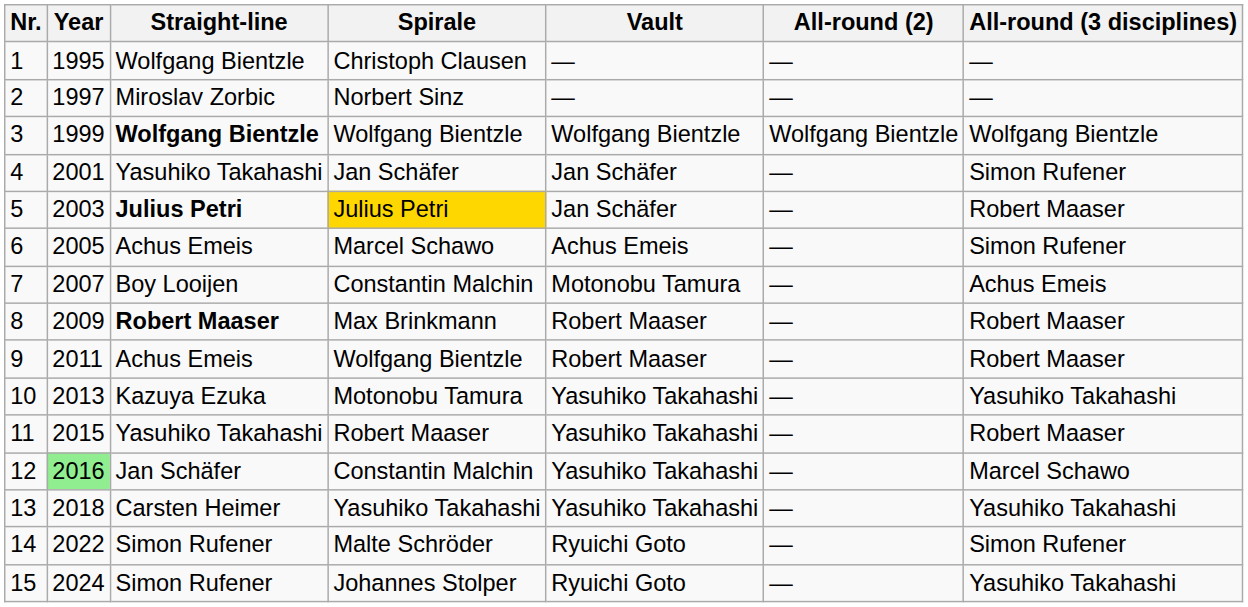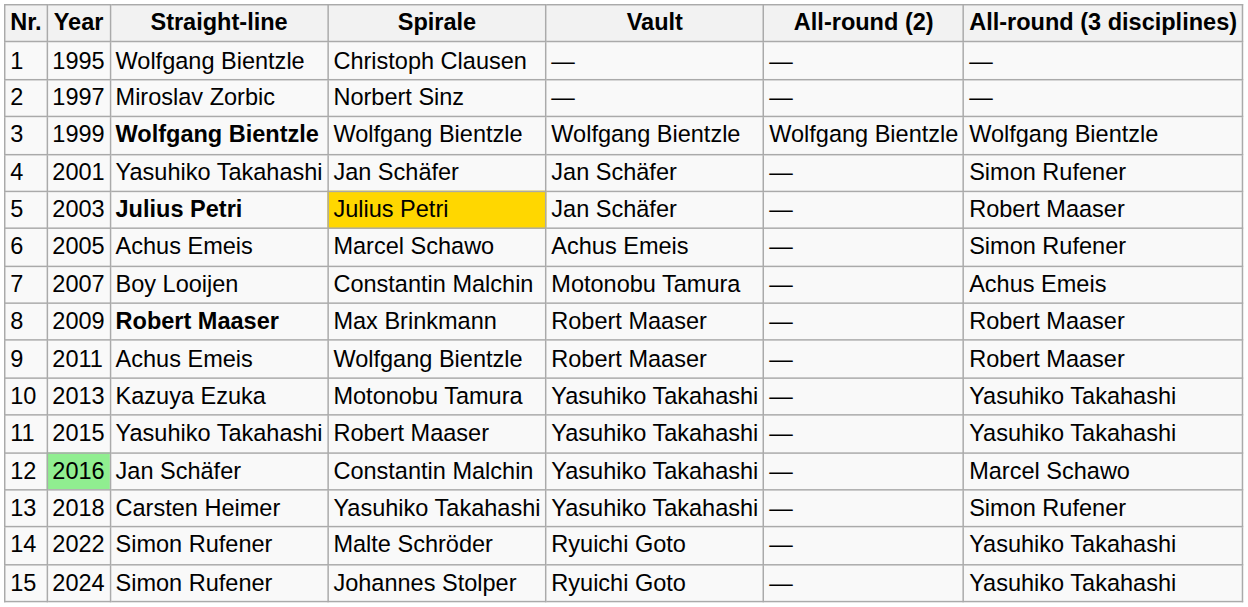(1047, 433) Robert Maaser -> (1073, 433) Yasuhiko Takahashi
(1073, 508) Yasuhiko Takahashi -> (1048, 508) Simon Rufener
(1048, 545) Simon Rufener -> (1073, 545) Yasuhiko Takahashi
